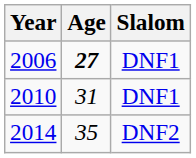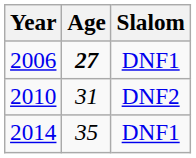(151, 96) DNF1 -> (151, 96) DNF2
(151, 133) DNF2 -> (151, 133) DNF1
